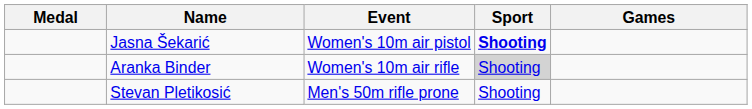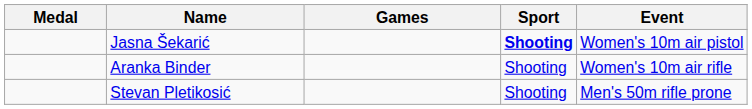columns swapped: (649, 17) <-> (389, 17)
(509, 67) lightgrey background -> (536, 67) no background
